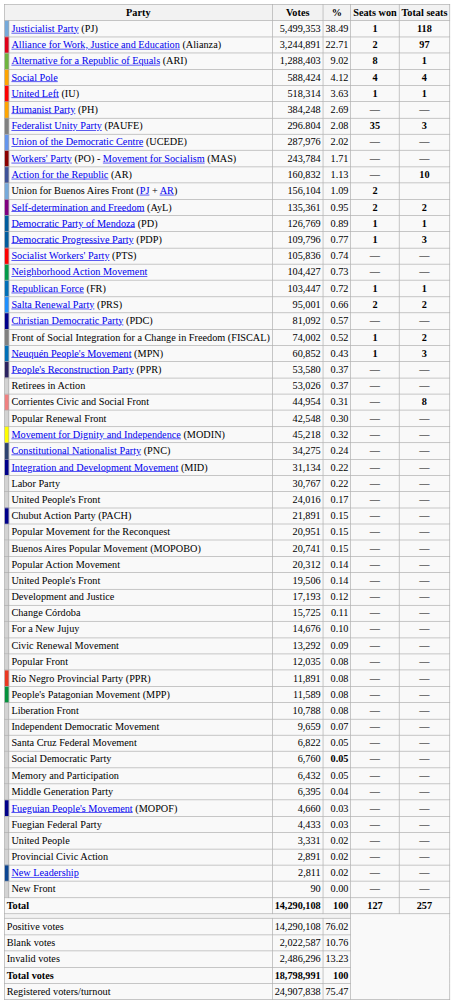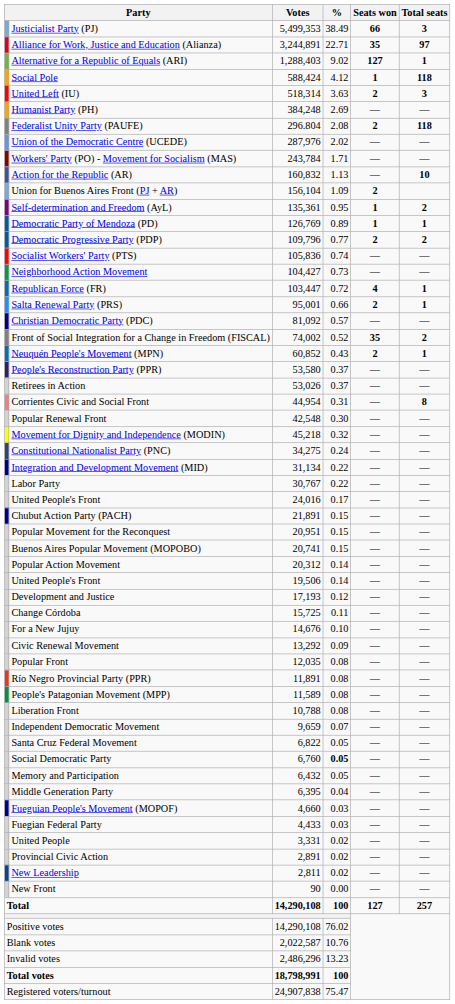(375, 28) 1 -> (375, 28) 66
(424, 28) 118 -> (424, 28) 3
(375, 45) 2 -> (375, 45) 35
(375, 61) 8 -> (375, 61) 127
(375, 77) 4 -> (375, 77) 1
(424, 77) 4 -> (424, 77) 118
(375, 93) 1 -> (375, 93) 2
(424, 93) 1 -> (424, 93) 3
(375, 126) 35 -> (375, 126) 2
(424, 126) 3 -> (424, 126) 118
(375, 207) 2 -> (375, 207) 1
(375, 239) 1 -> (375, 239) 2
(424, 239) 3 -> (424, 239) 2
(375, 288) 1 -> (375, 288) 4
(424, 304) 2 -> (424, 304) 1
(375, 337) 1 -> (375, 337) 35
(375, 353) 1 -> (375, 353) 2
(424, 353) 3 -> (424, 353) 1
